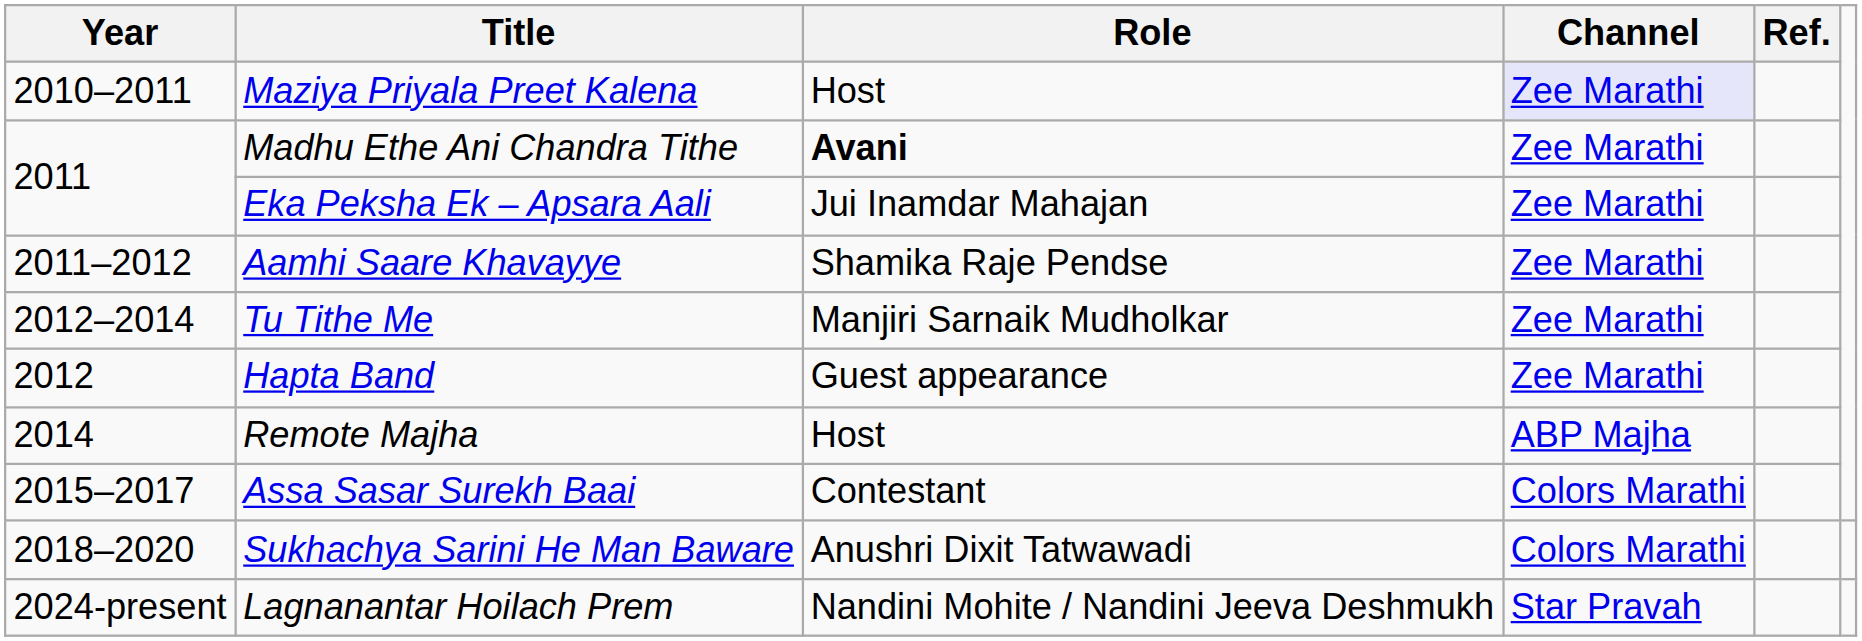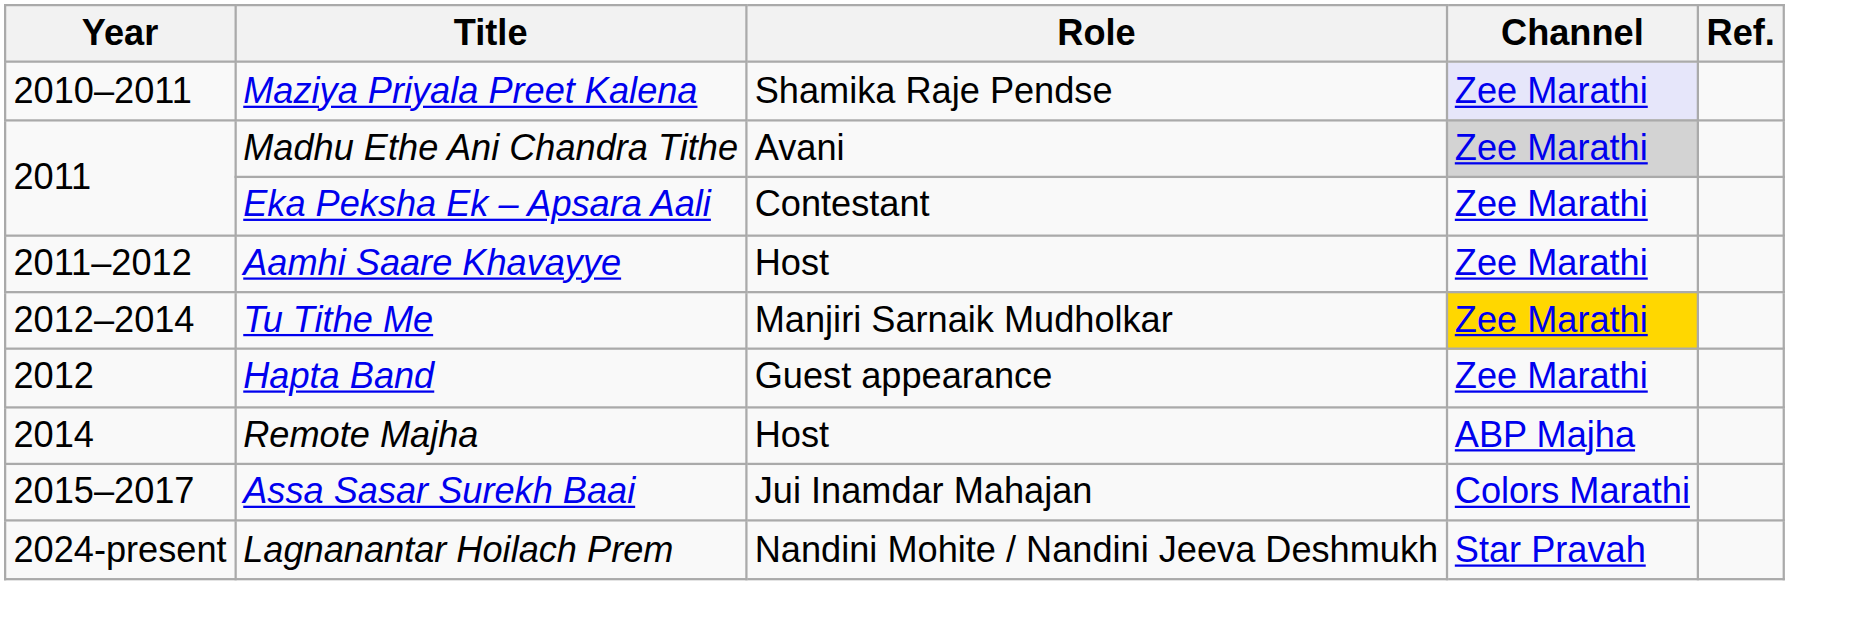(848, 90) Host -> (934, 90) Shamika Raje Pendse
(859, 147) bold -> (800, 147) normal
(1607, 147) no background -> (1551, 147) lightgrey background
(979, 205) Jui Inamdar Mahajan -> (842, 205) Contestant
(990, 262) Shamika Raje Pendse -> (792, 262) Host
(1607, 319) no background -> (1551, 319) gold background
(898, 491) Contestant -> (924, 491) Jui Inamdar Mahajan
- row: (519, 549)
